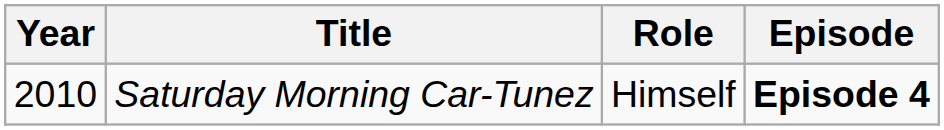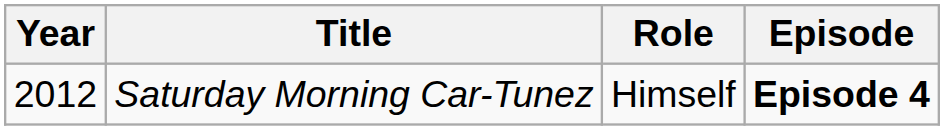(55, 93) 2010 -> (55, 93) 2012
